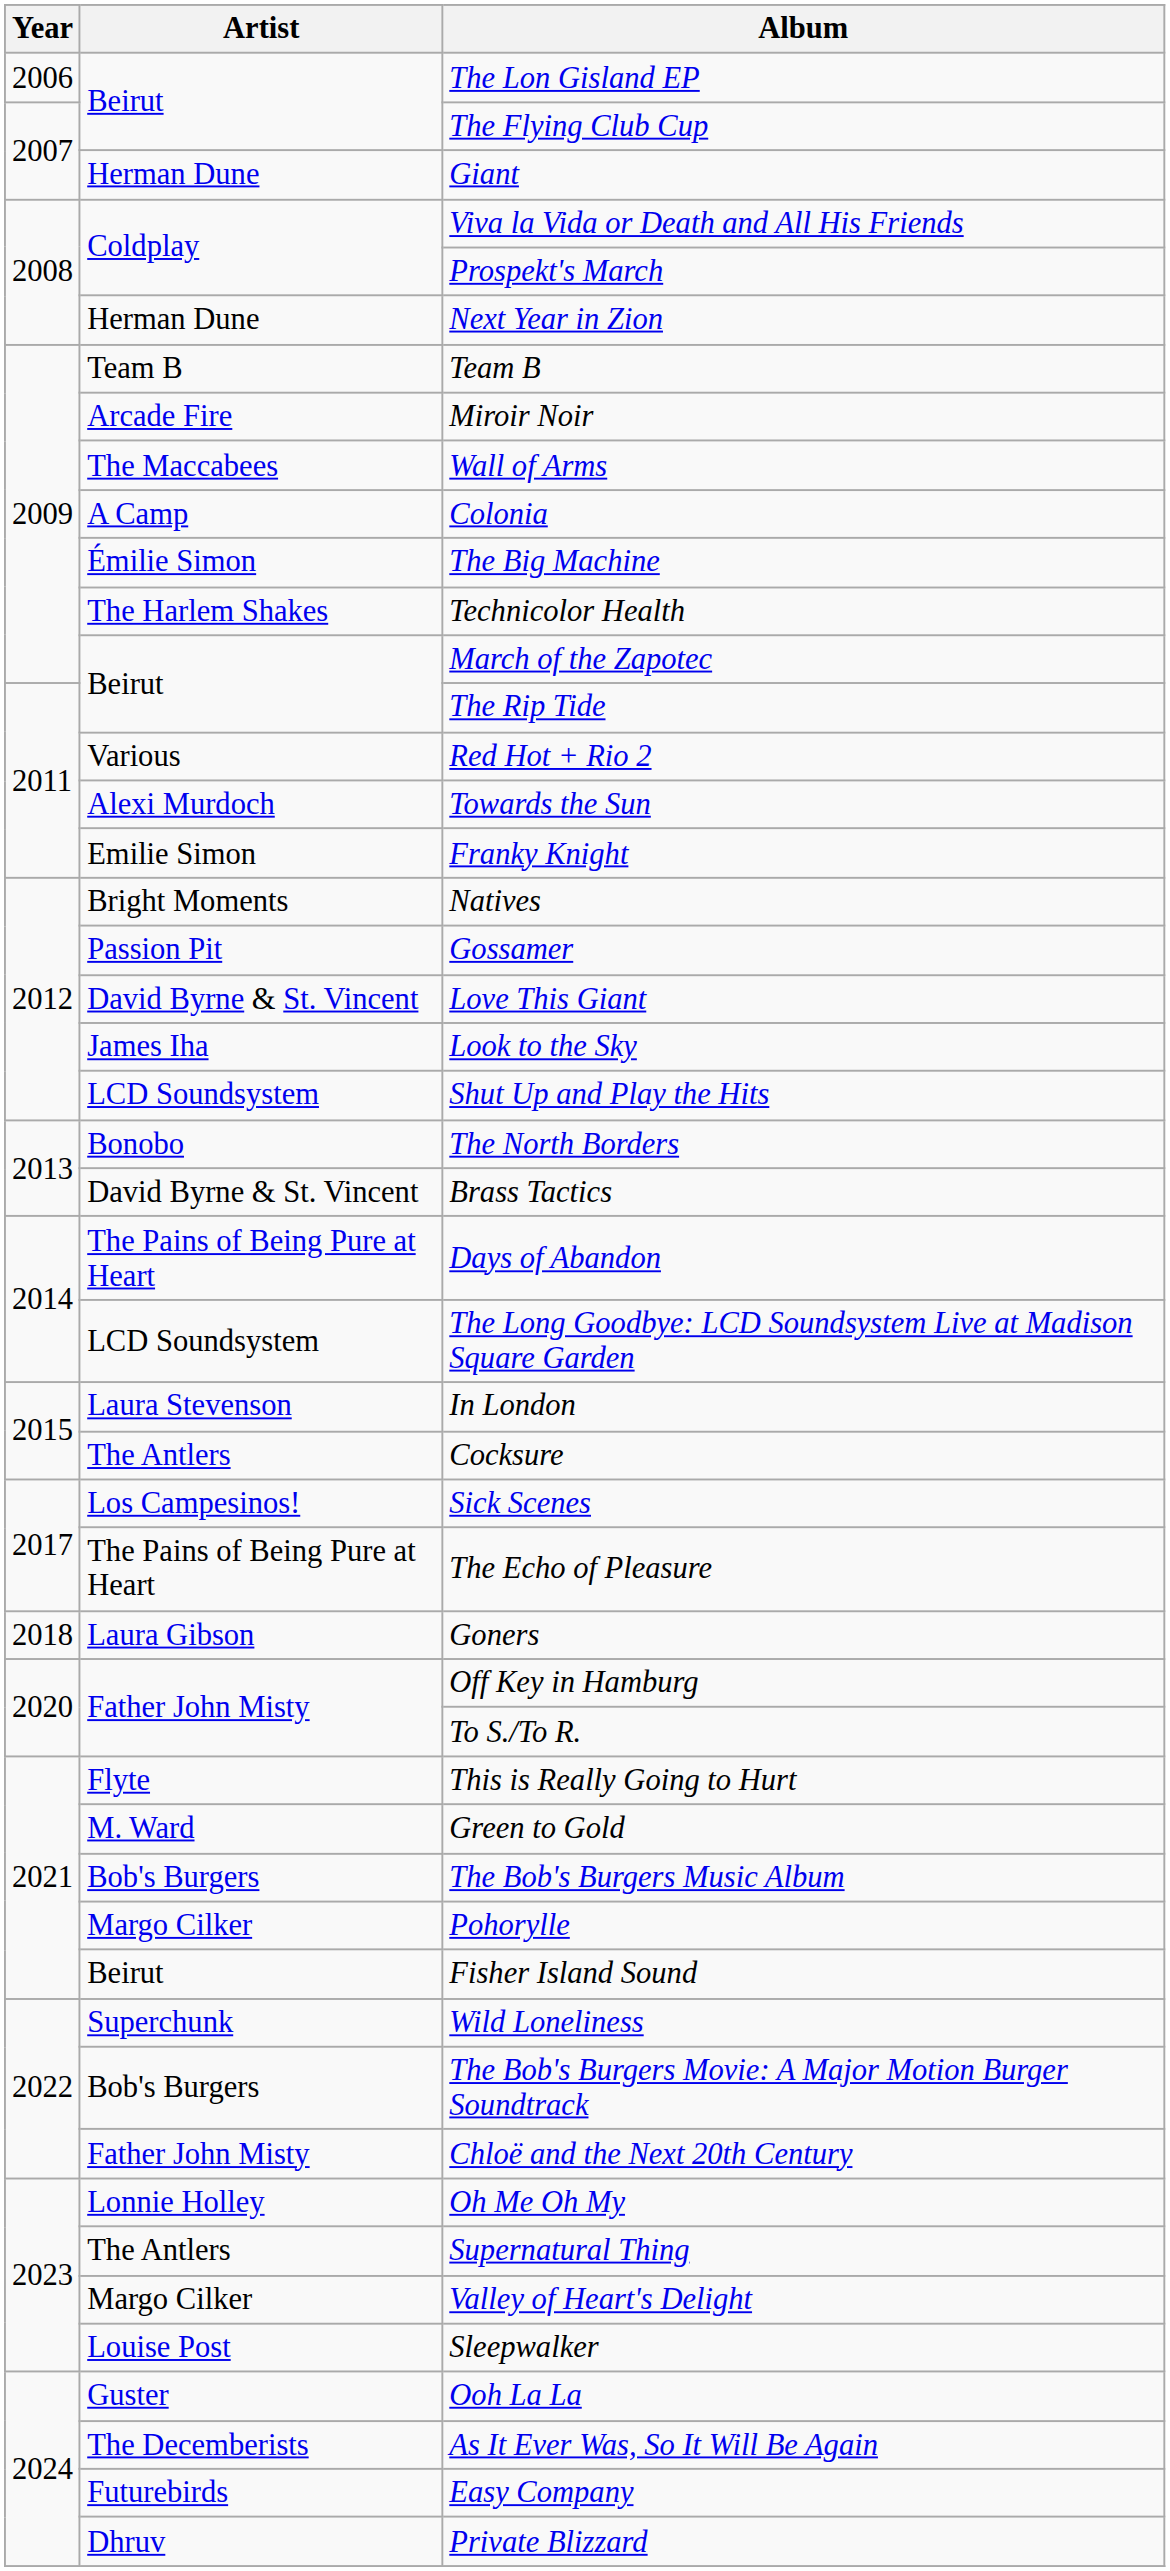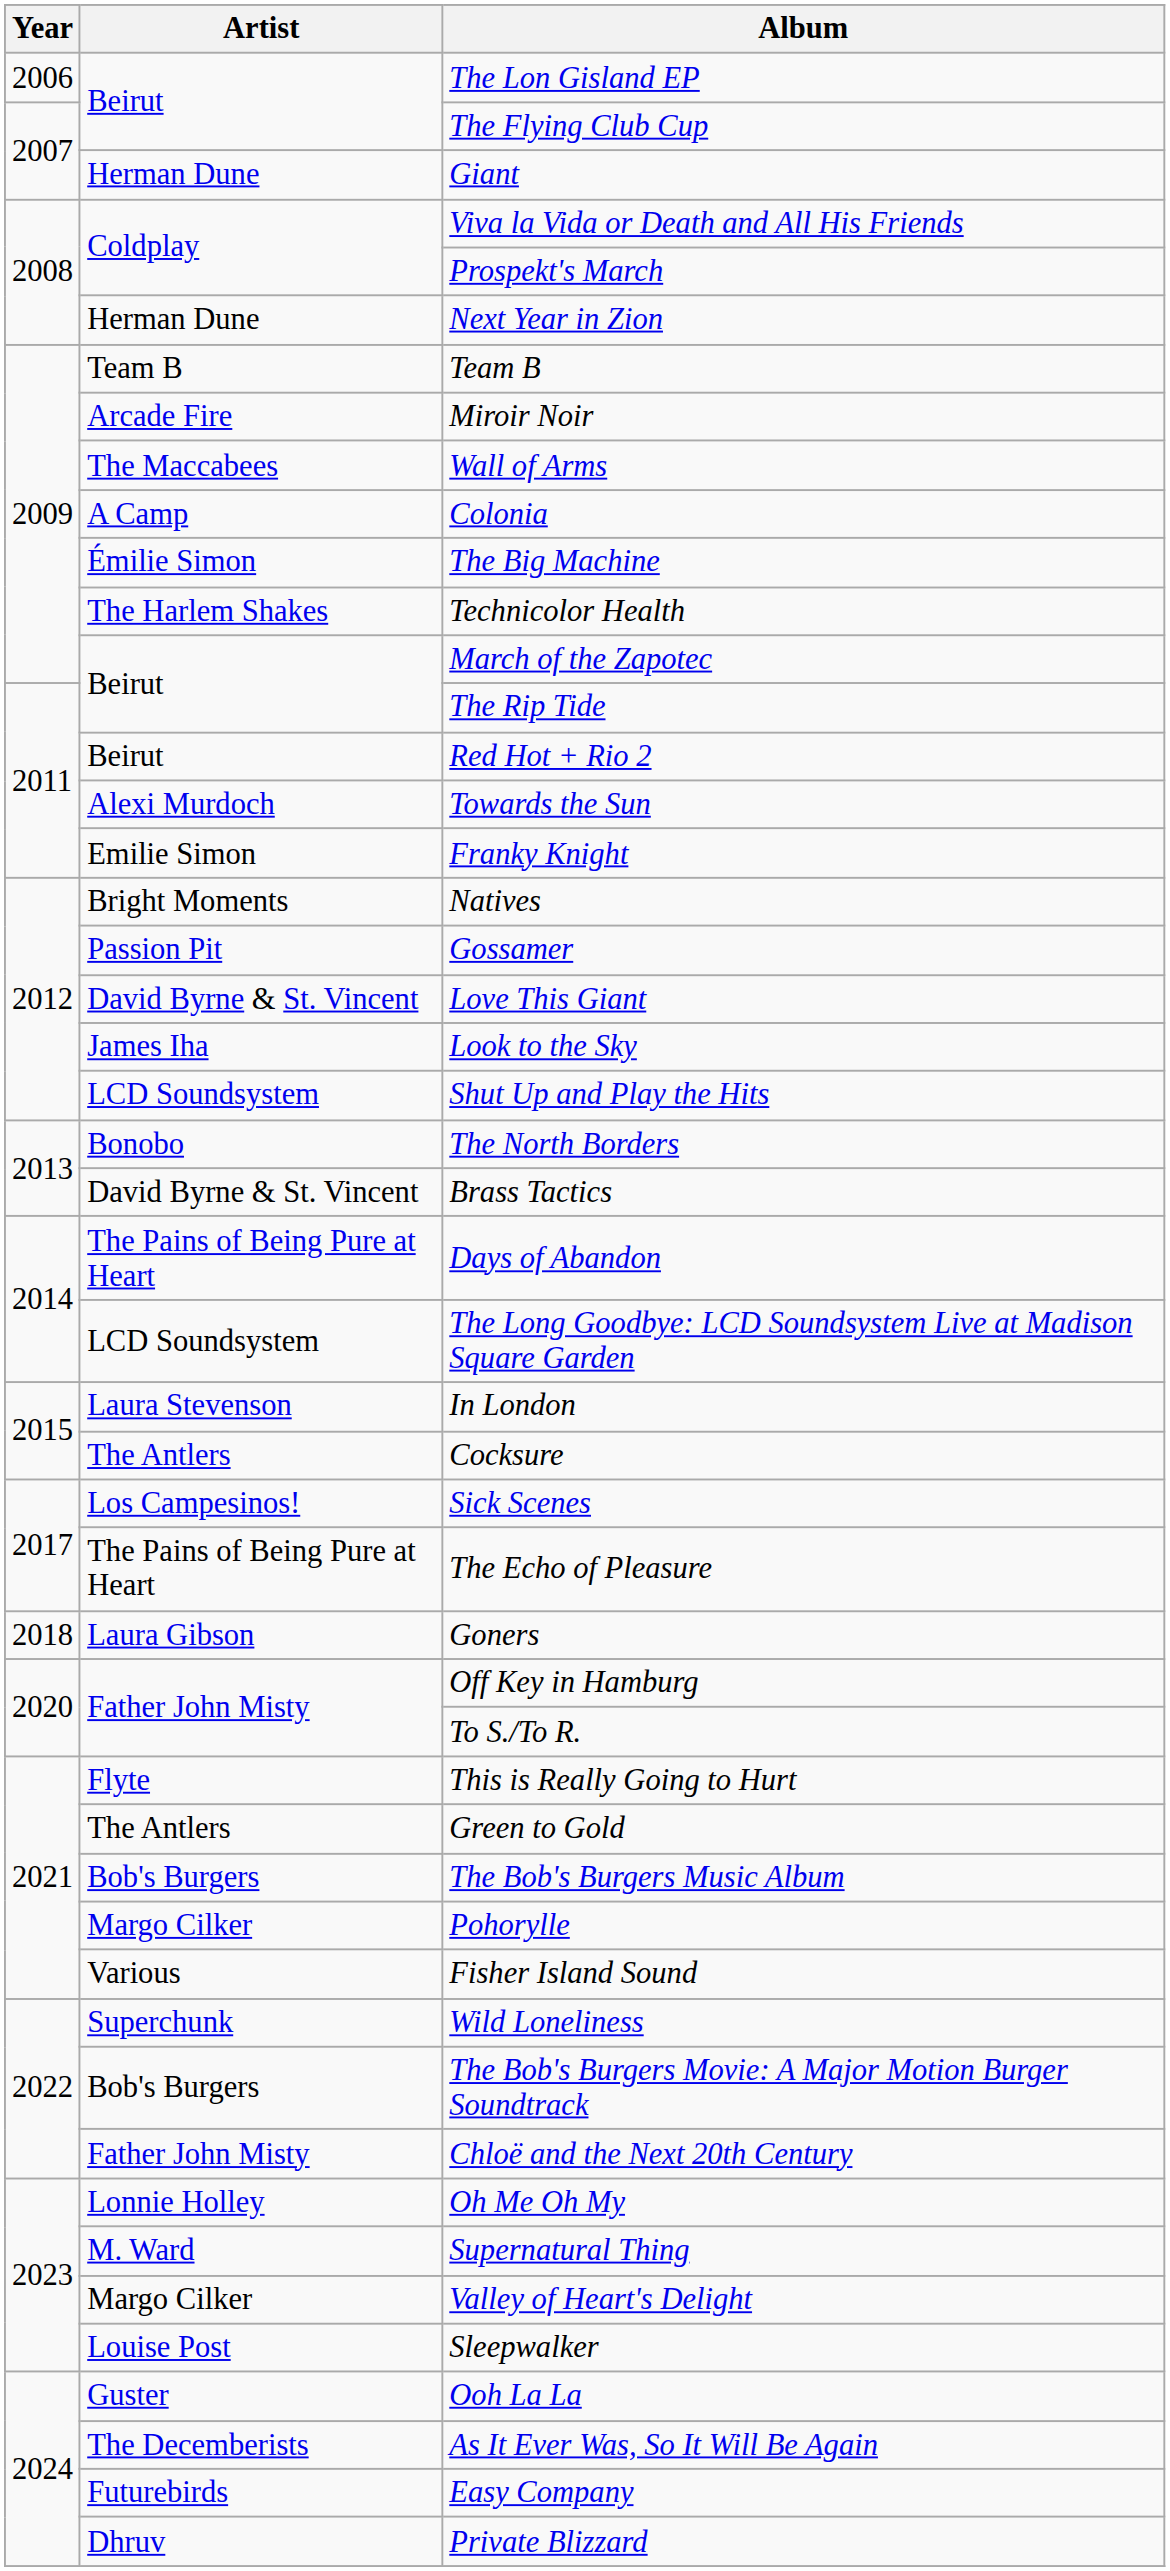(134, 755) Various -> (125, 755) Beirut
(141, 1828) M. Ward -> (159, 1828) The Antlers
(125, 1973) Beirut -> (134, 1973) Various
(159, 2250) The Antlers -> (141, 2250) M. Ward
